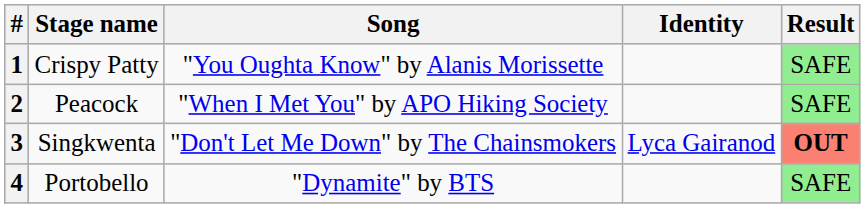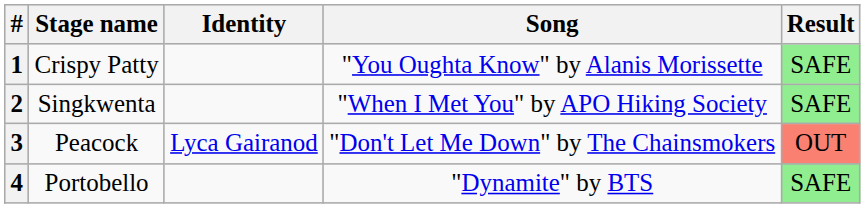columns swapped: (393, 24) <-> (701, 24)
(97, 103) Peacock -> (97, 103) Singkwenta
(97, 143) Singkwenta -> (97, 143) Peacock
(821, 143) bold -> (821, 143) normal
